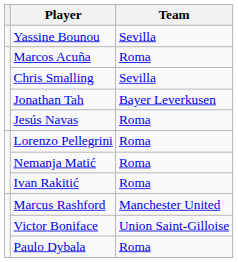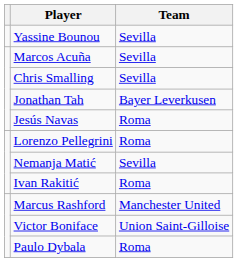(135, 57) Roma -> (137, 57) Sevilla
(135, 162) Roma -> (137, 162) Sevilla
